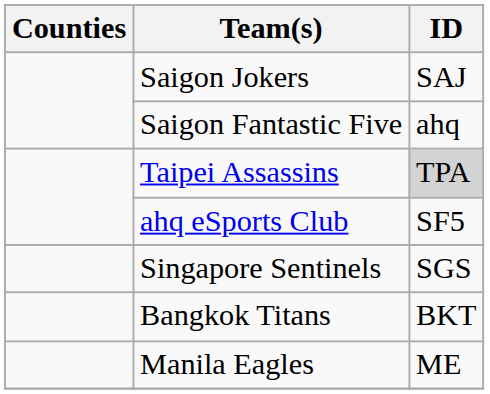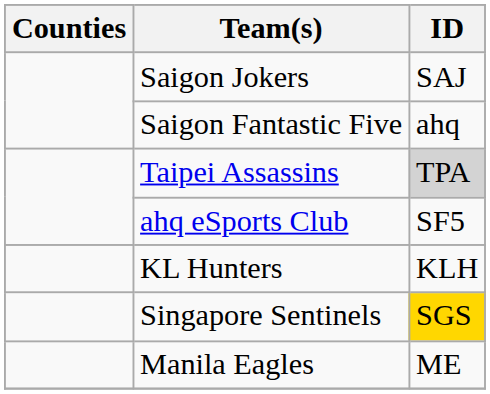+ row: (211, 268)
(444, 268) no background -> (444, 316) gold background
- row: (235, 316)
